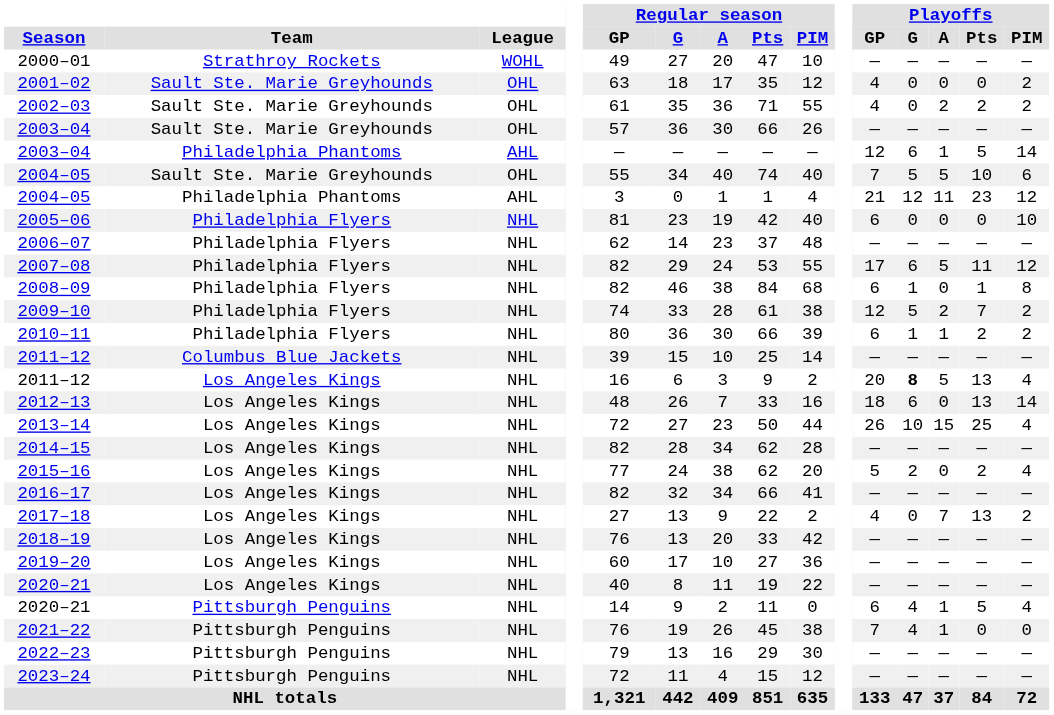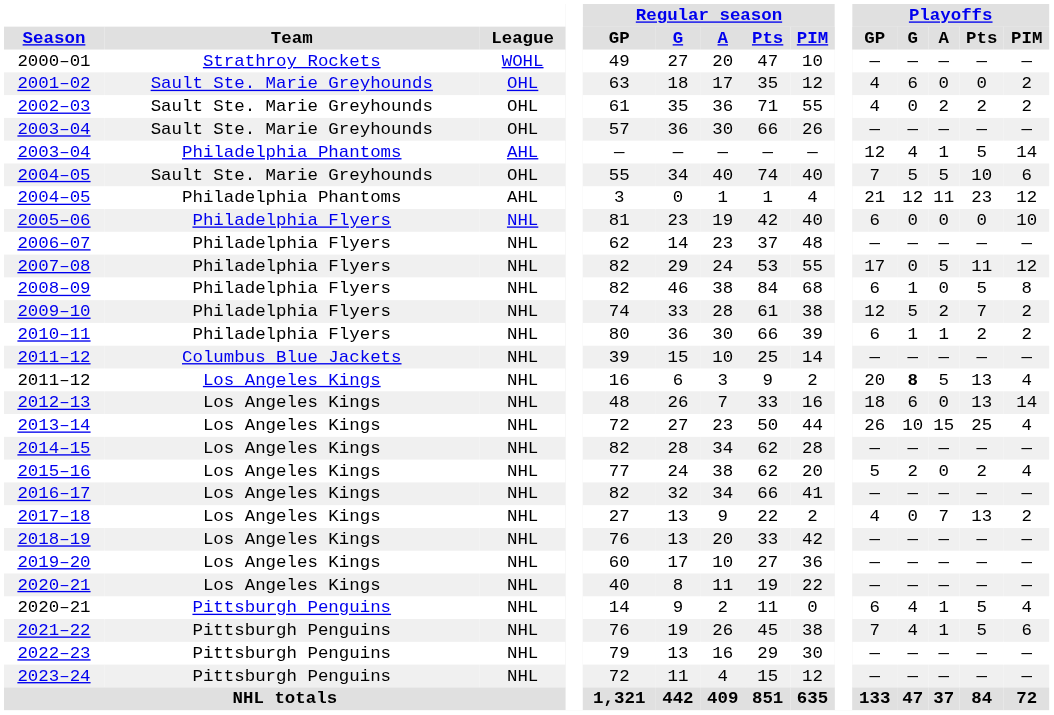(913, 84) 0 -> (913, 84) 6
(913, 152) 6 -> (913, 152) 4
(913, 266) 6 -> (913, 266) 0
(982, 289) 1 -> (982, 289) 5
(982, 630) 0 -> (982, 630) 5
(1027, 630) 0 -> (1027, 630) 6
